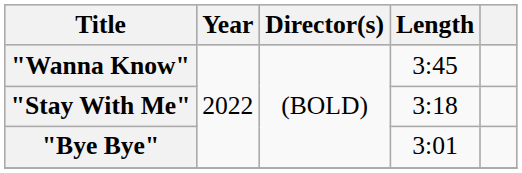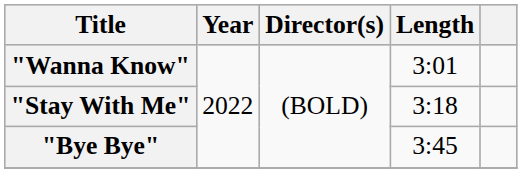(435, 65) 3:45 -> (435, 65) 3:01
(435, 146) 3:01 -> (435, 146) 3:45
